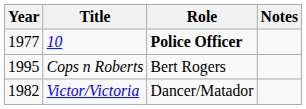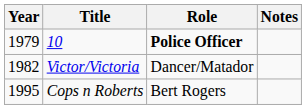(24, 41) 1977 -> (24, 41) 1979
rows swapped: (93, 91) <-> (95, 66)
